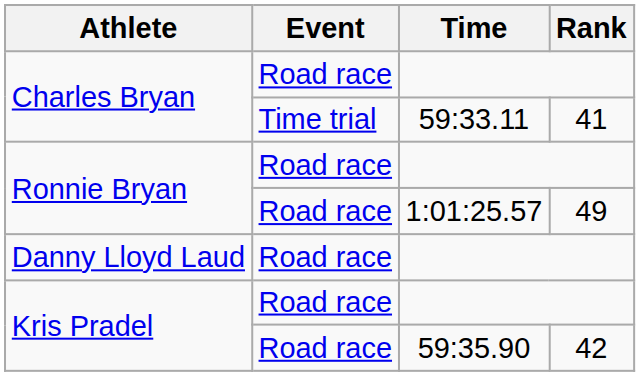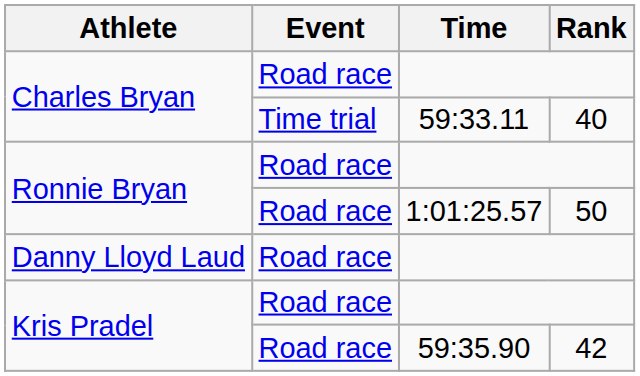(591, 120) 41 -> (591, 120) 40
(591, 211) 49 -> (591, 211) 50
